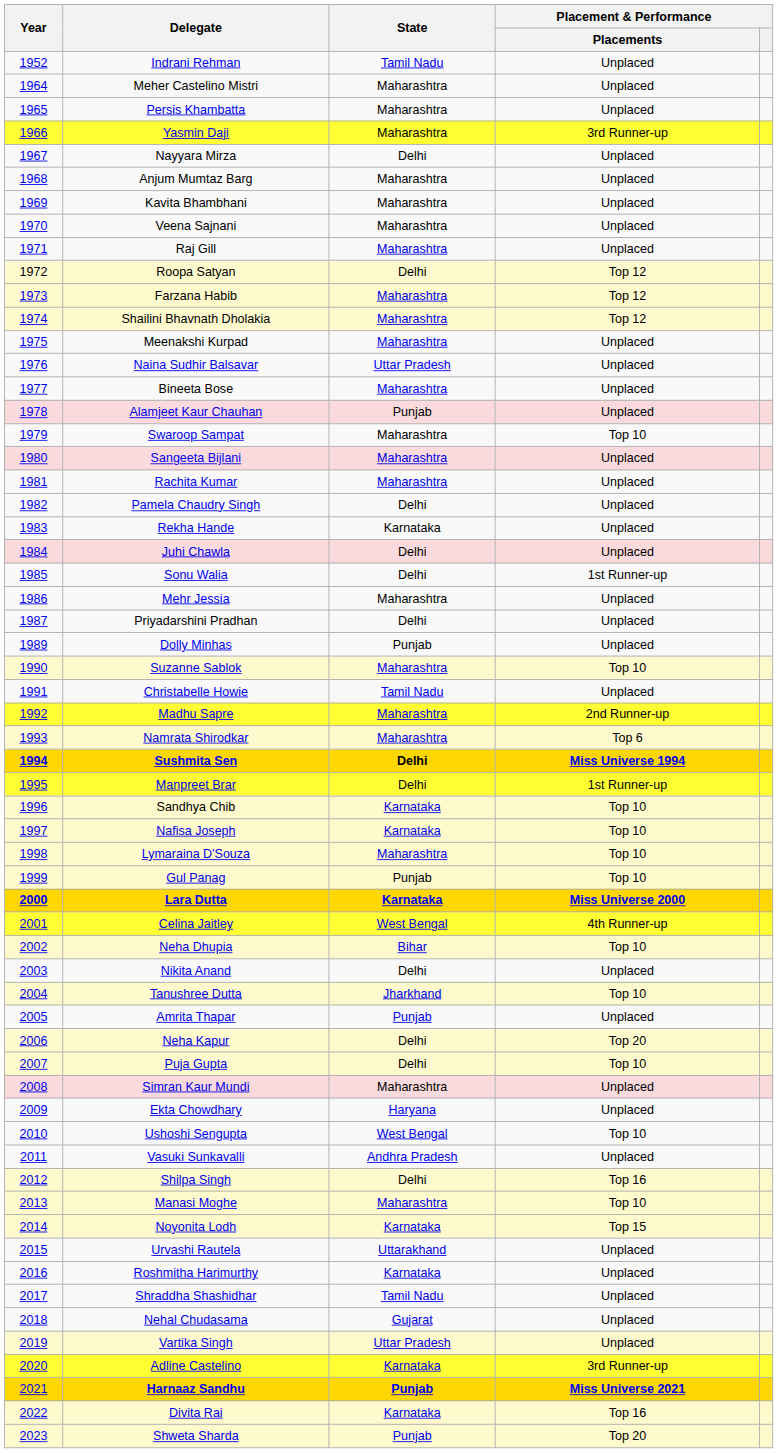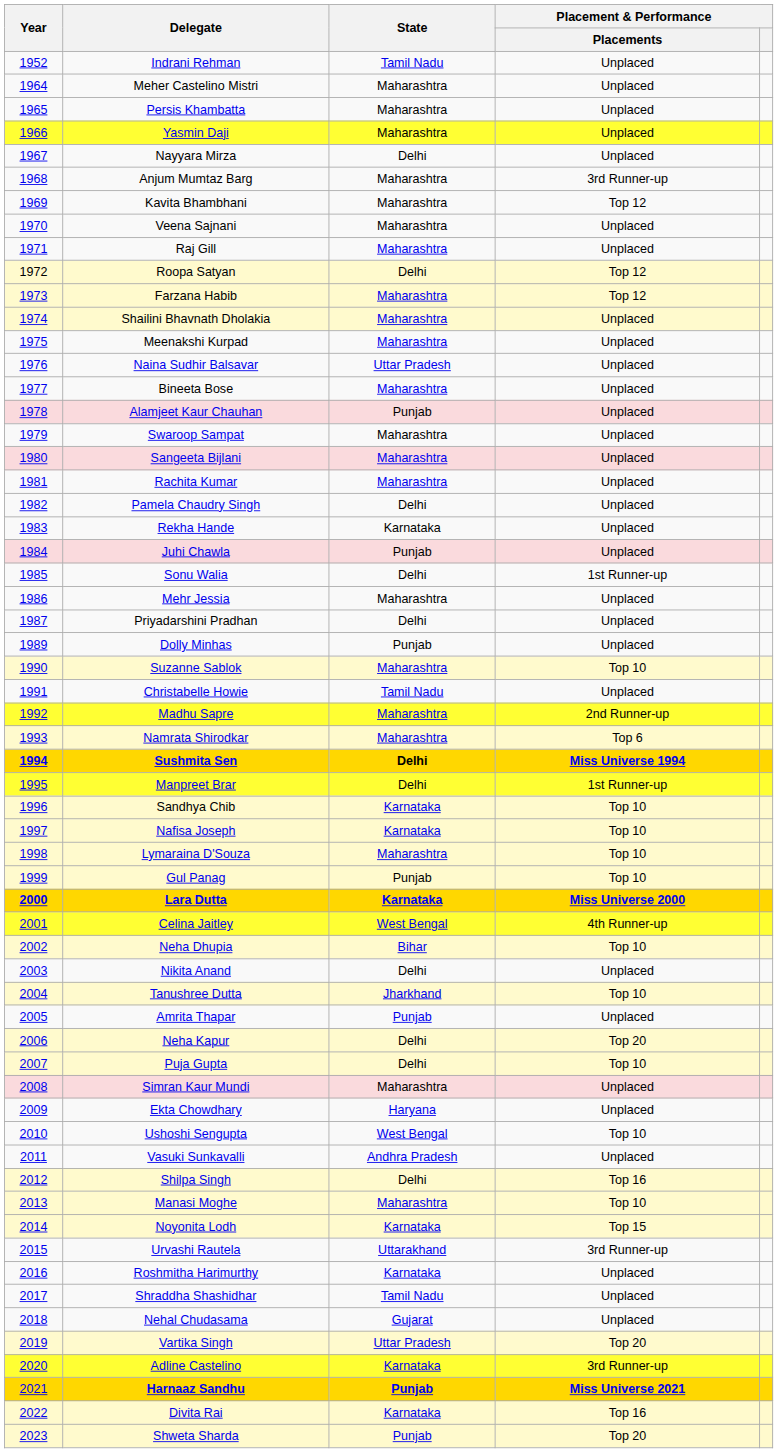(627, 133) 3rd Runner-up -> (627, 133) Unplaced
(627, 179) Unplaced -> (627, 179) 3rd Runner-up
(627, 203) Unplaced -> (627, 203) Top 12
(627, 319) Top 12 -> (627, 319) Unplaced
(627, 435) Top 10 -> (627, 435) Unplaced
(412, 552) Delhi -> (412, 552) Punjab
(627, 1250) Unplaced -> (627, 1250) 3rd Runner-up
(627, 1343) Unplaced -> (627, 1343) Top 20
